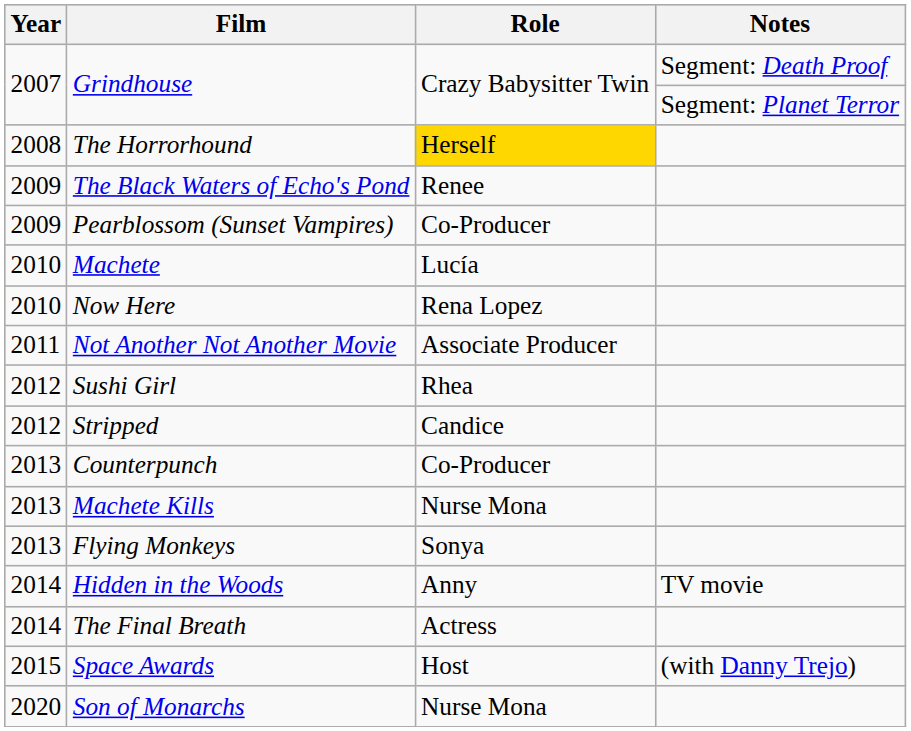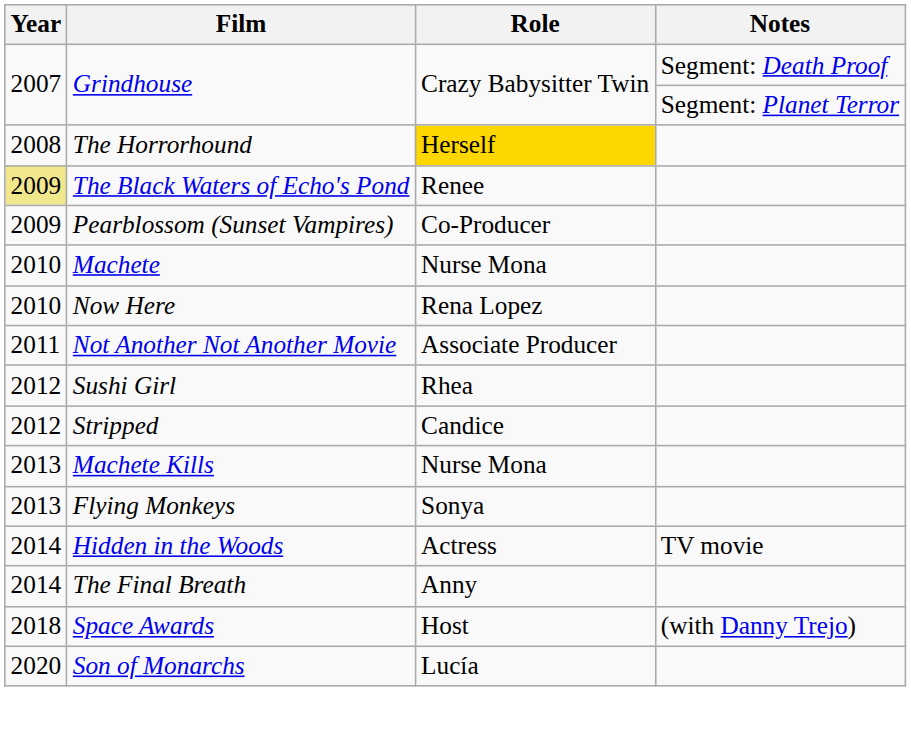(36, 184) no background -> (36, 184) khaki background
(450, 265) Lucía -> (484, 265) Nurse Mona
- row: (145, 465)
(449, 585) Anny -> (459, 545) Actress
(459, 625) Actress -> (449, 585) Anny
(36, 666) 2015 -> (36, 625) 2018
(484, 706) Nurse Mona -> (450, 666) Lucía
